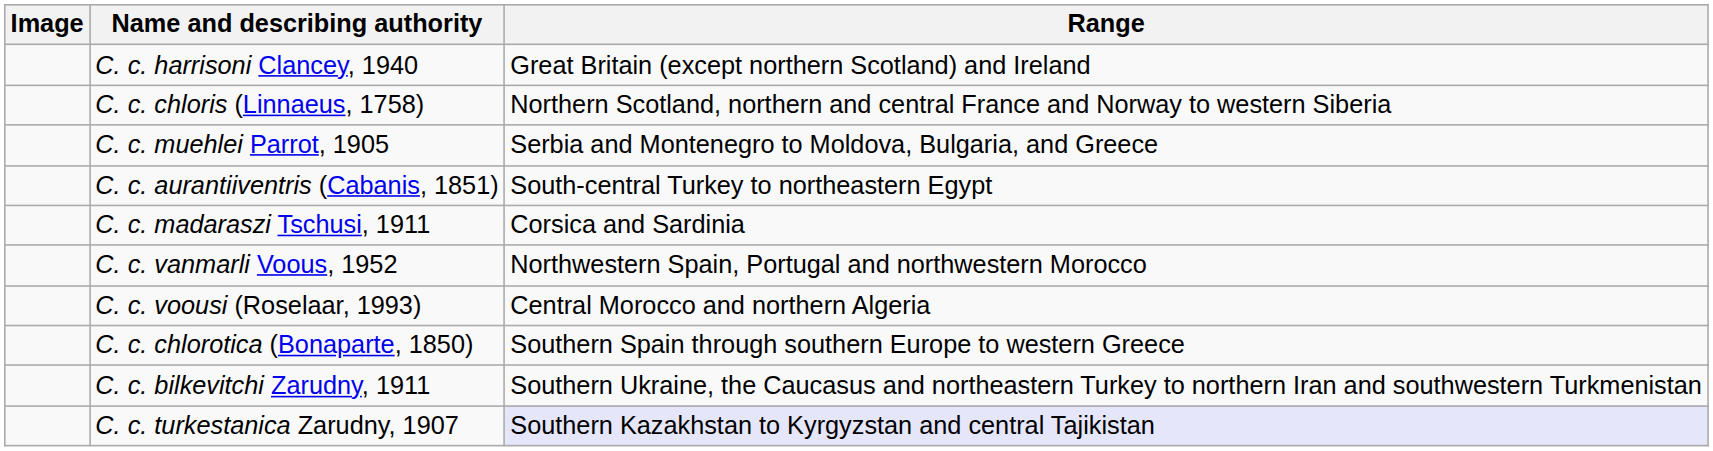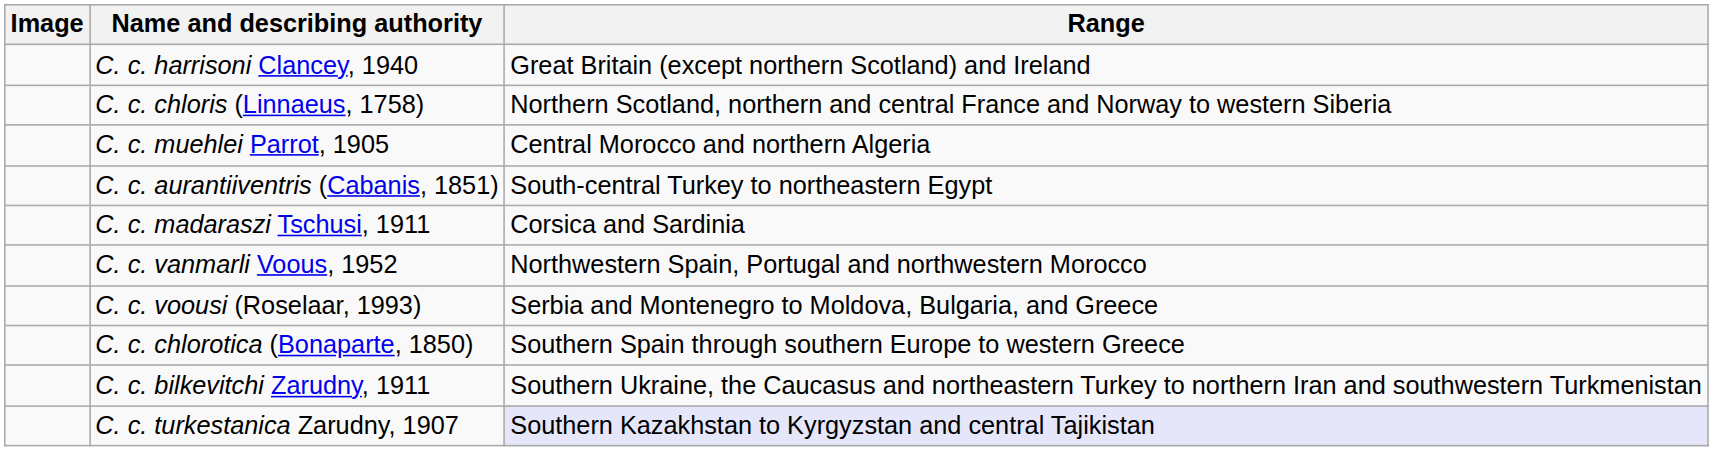(834, 144) Serbia and Montenegro to Moldova, Bulgaria, and Greece -> (720, 144) Central Morocco and northern Algeria
(720, 305) Central Morocco and northern Algeria -> (834, 305) Serbia and Montenegro to Moldova, Bulgaria, and Greece
